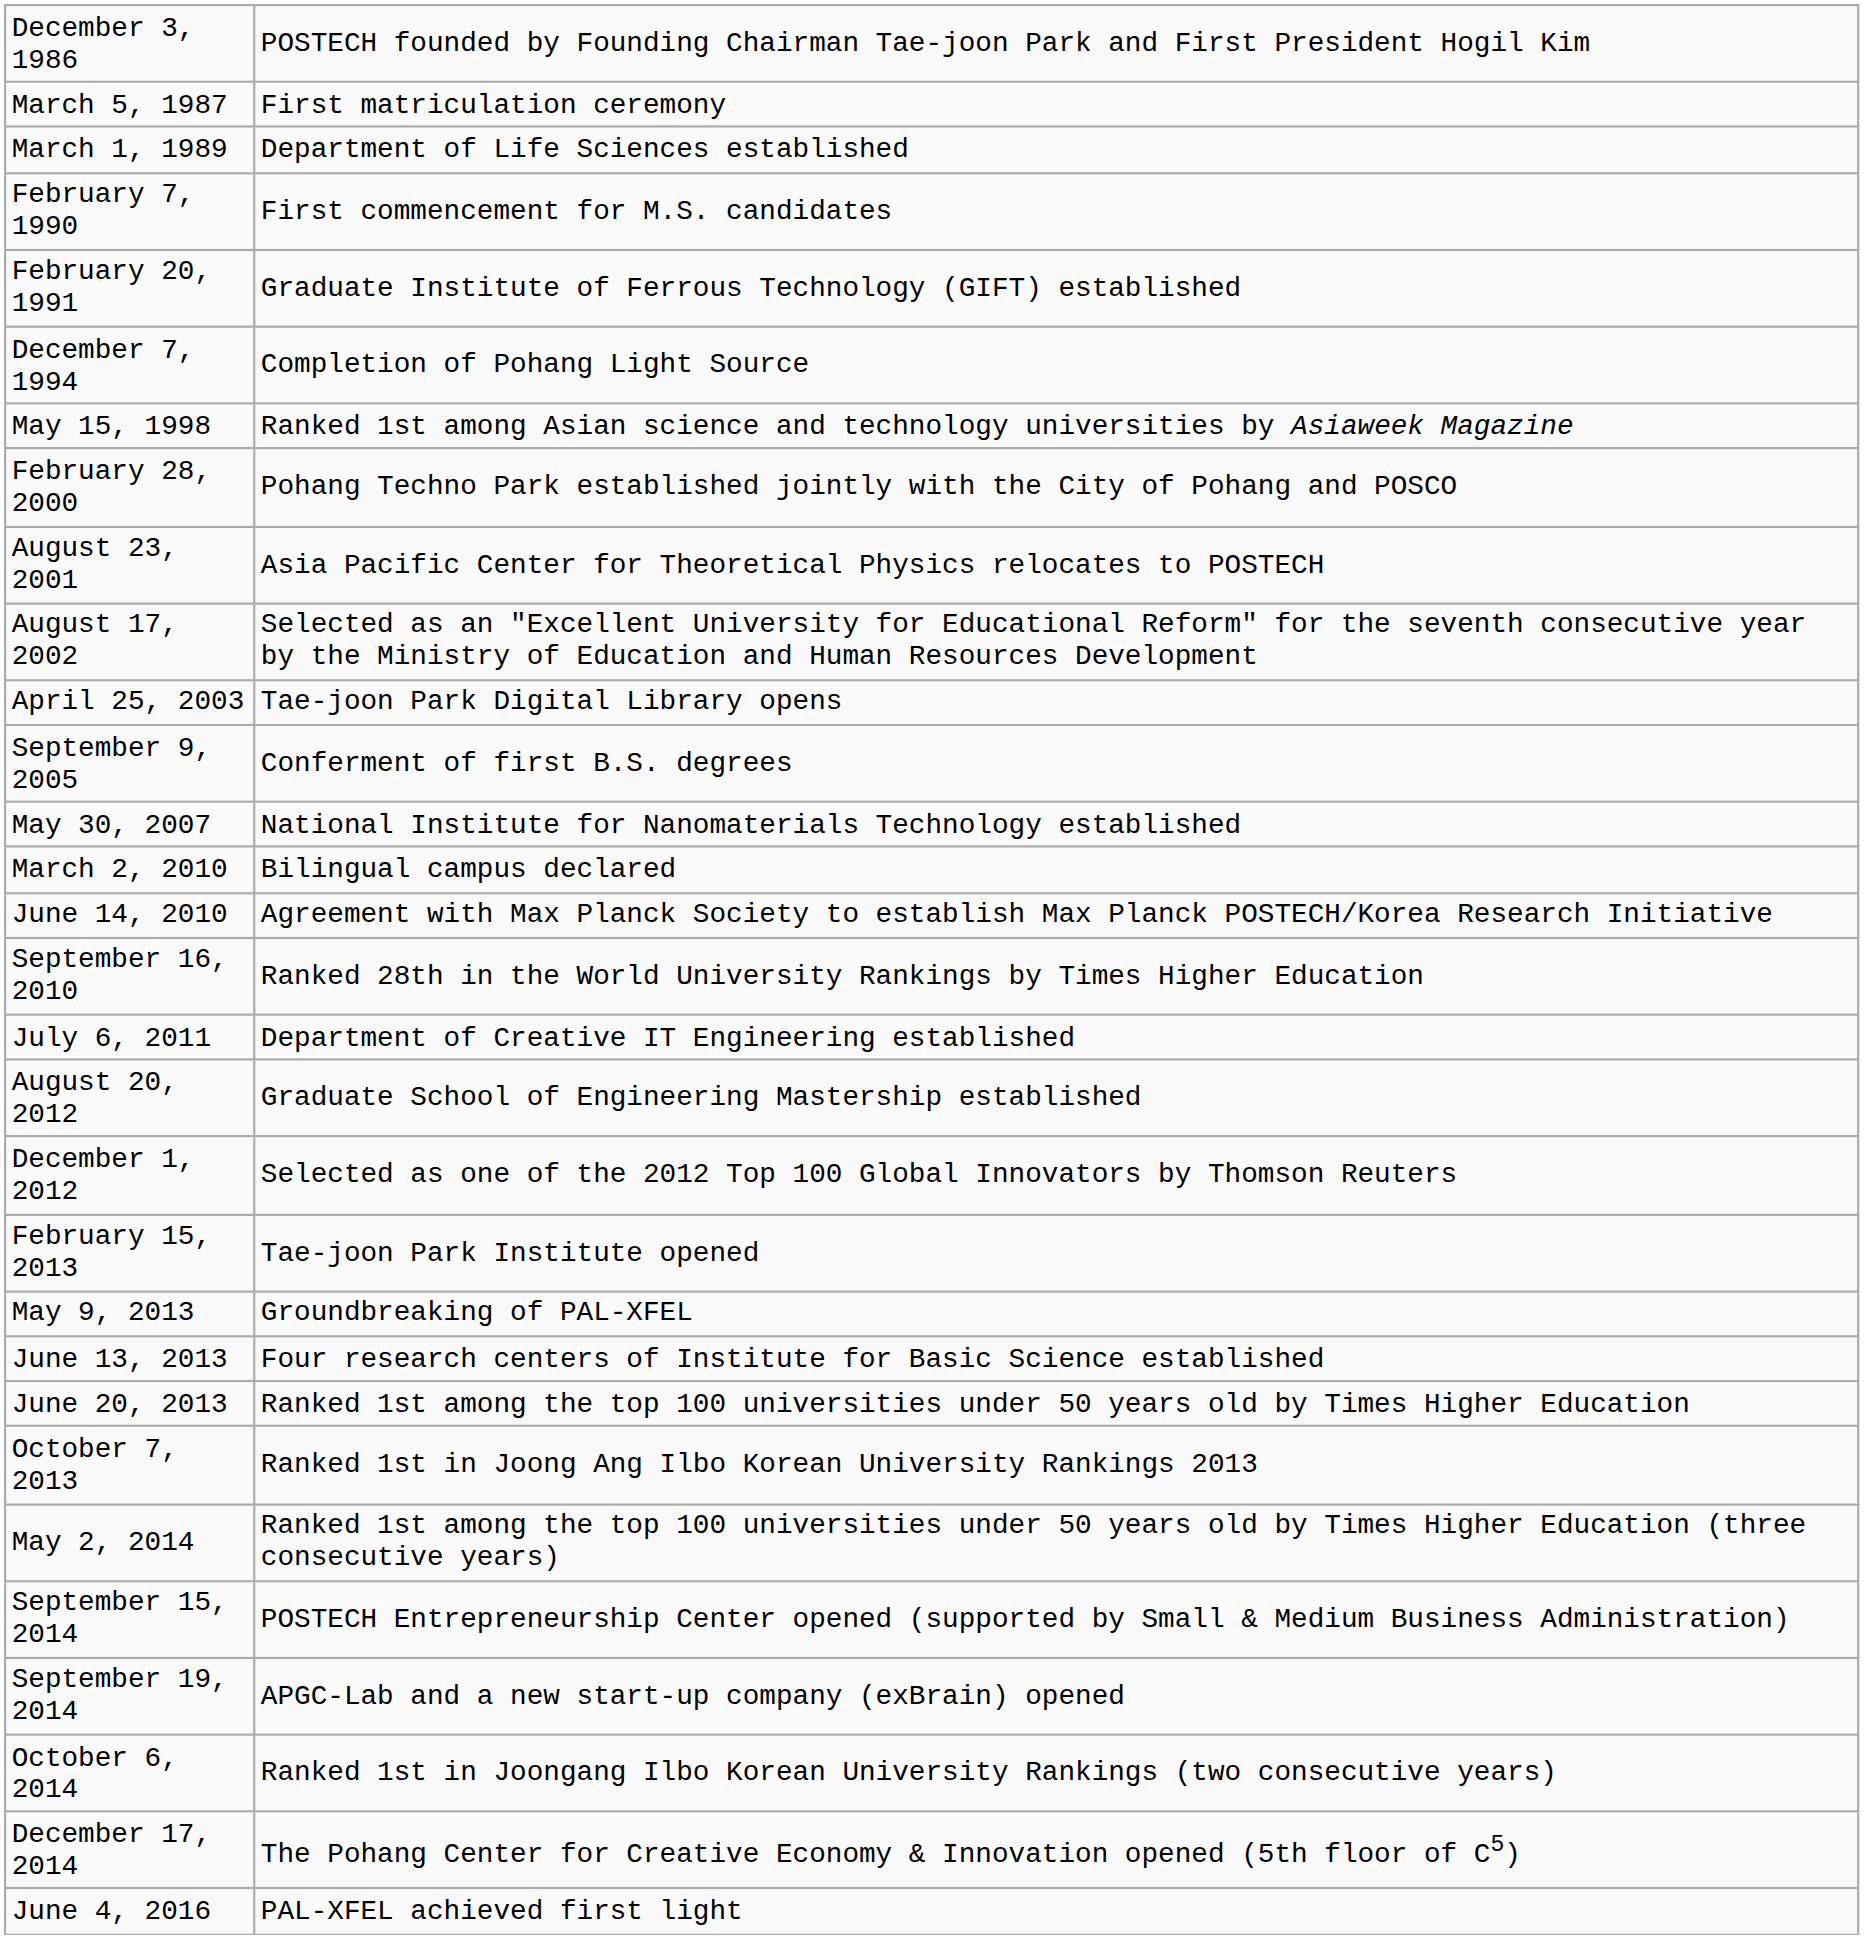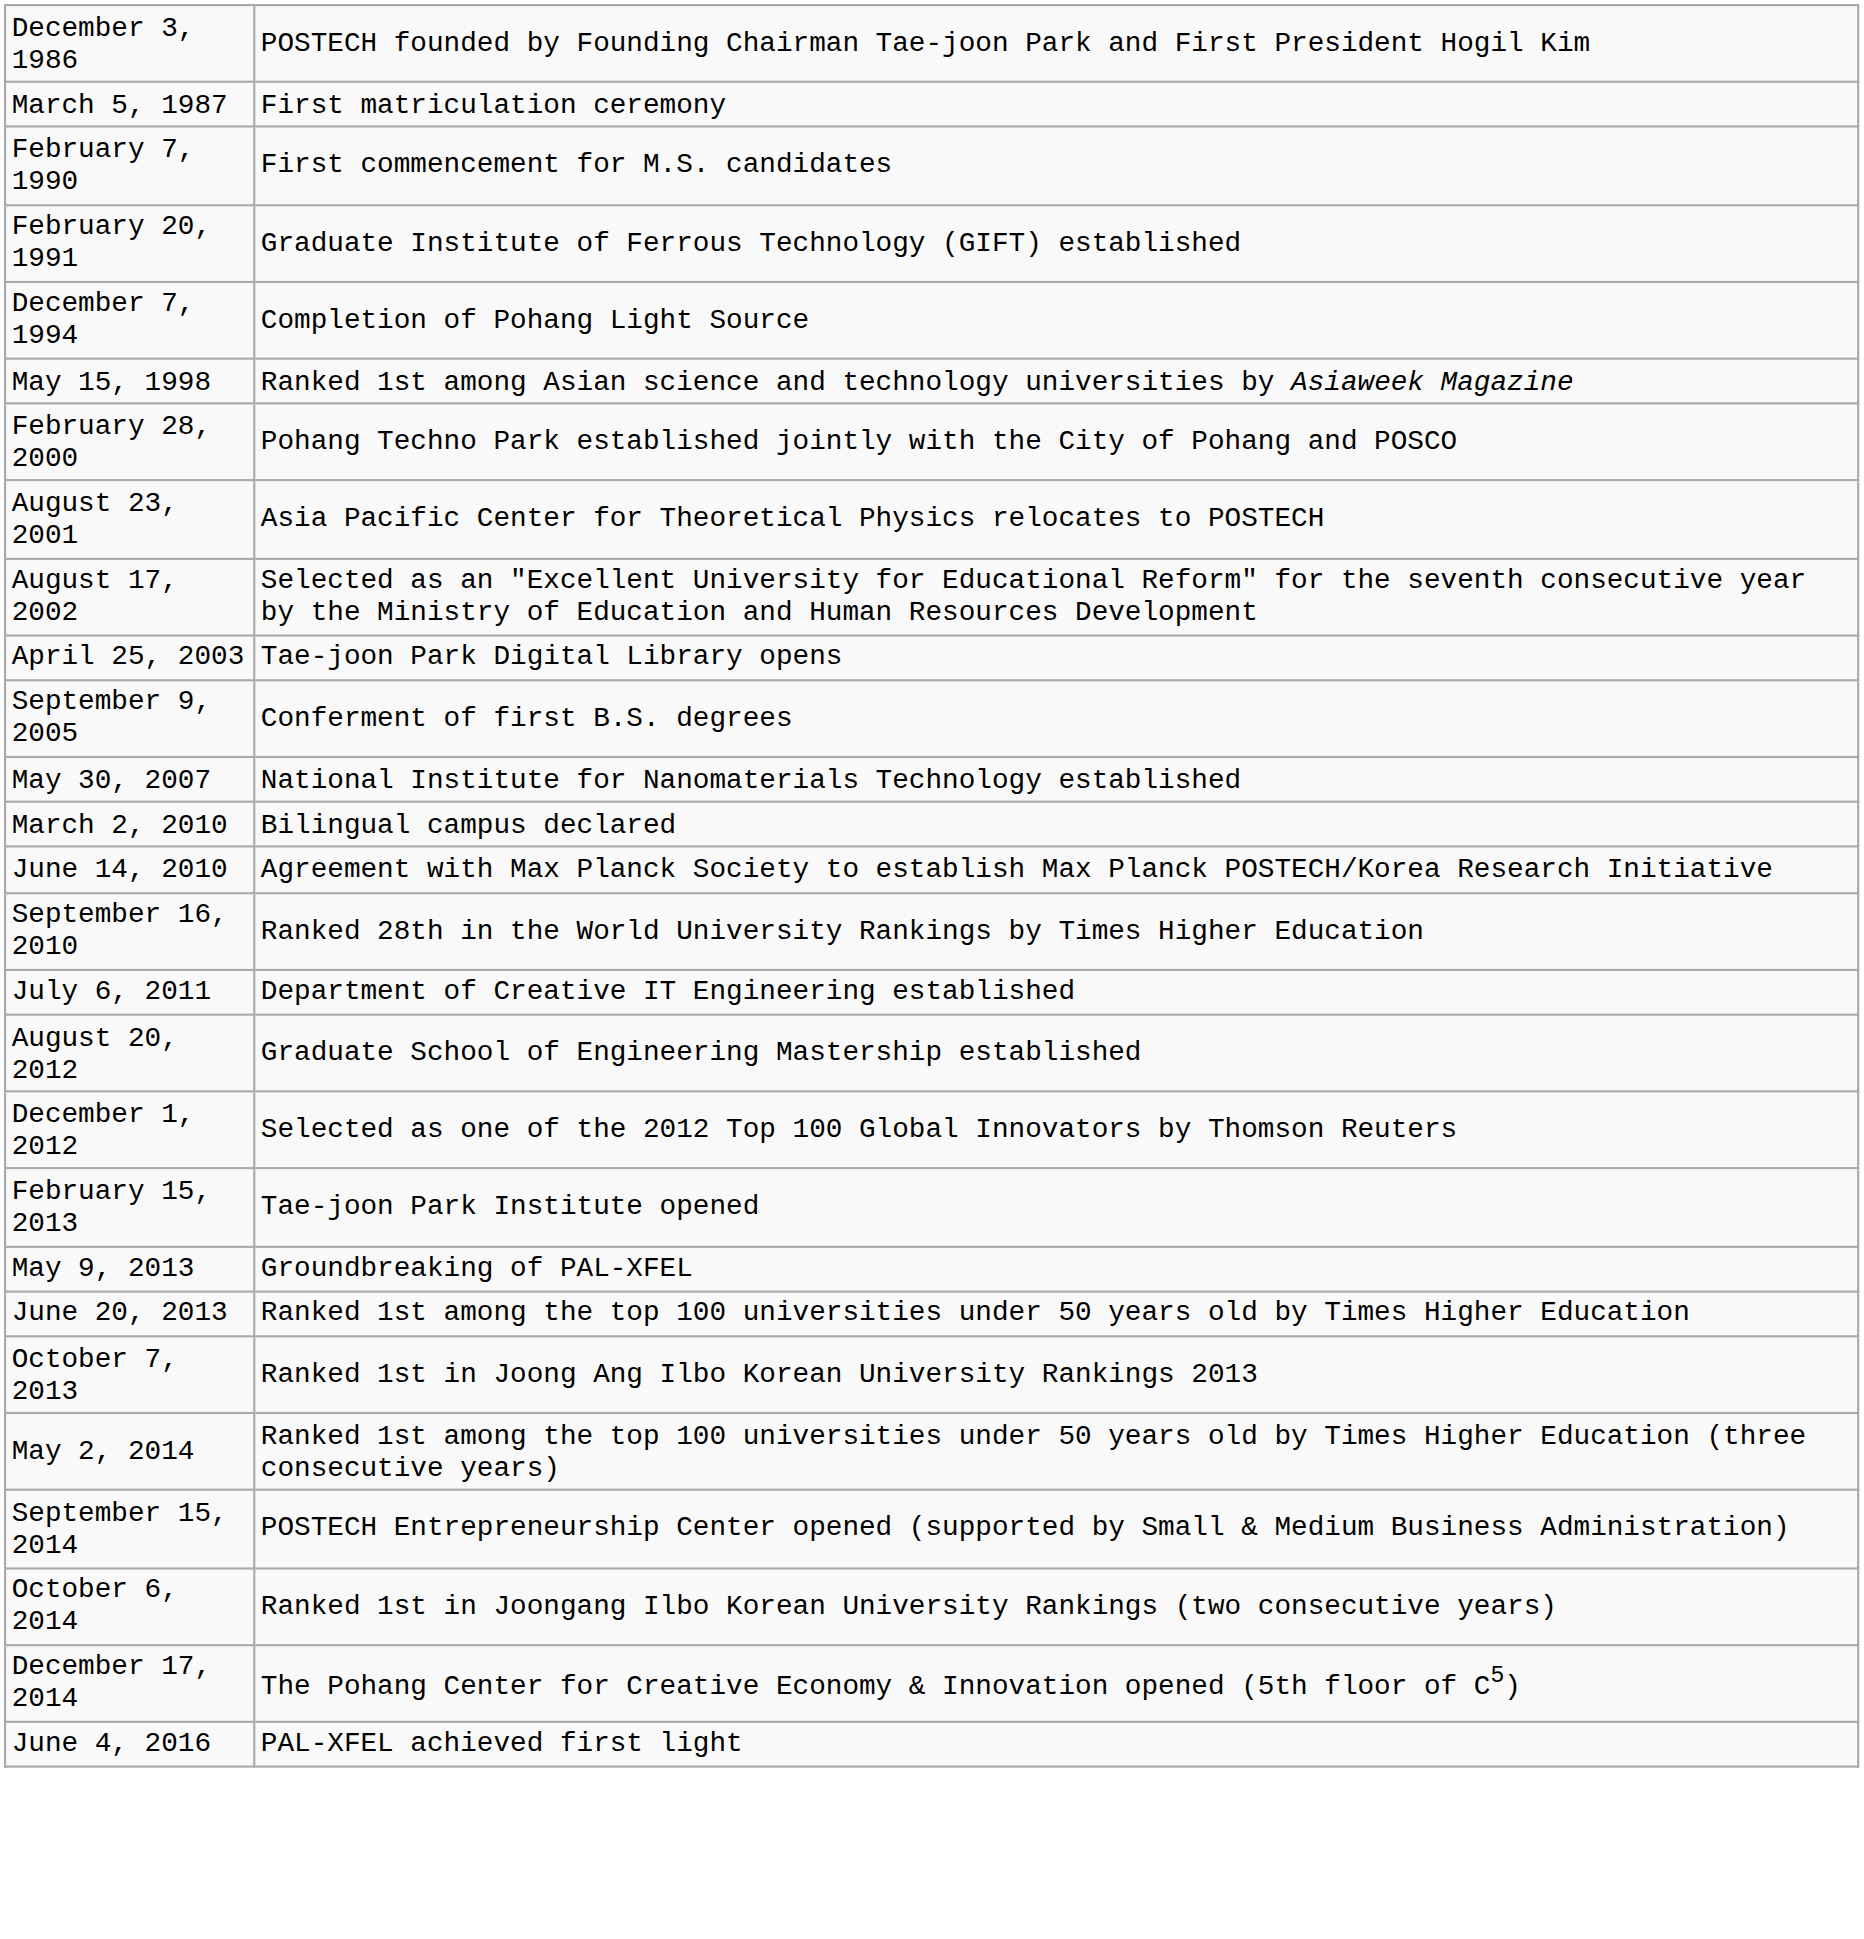- row: (120, 150)
- row: (120, 1359)
- row: (120, 1696)
